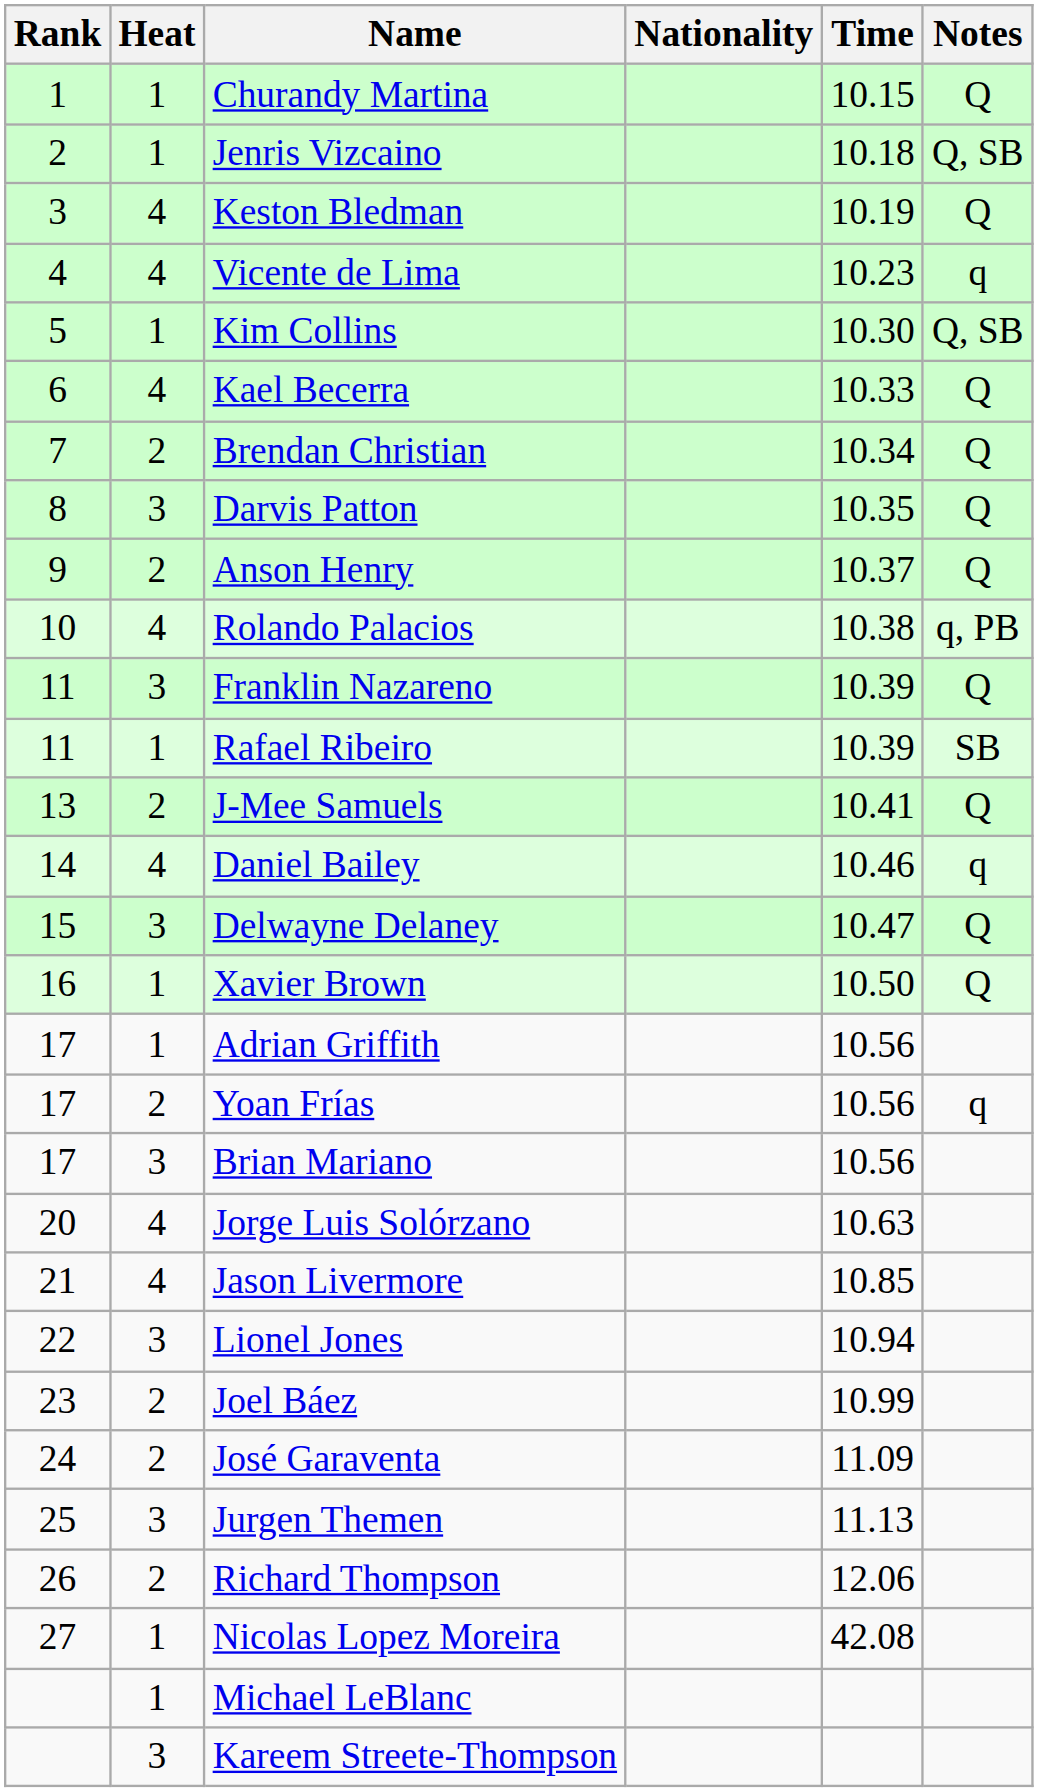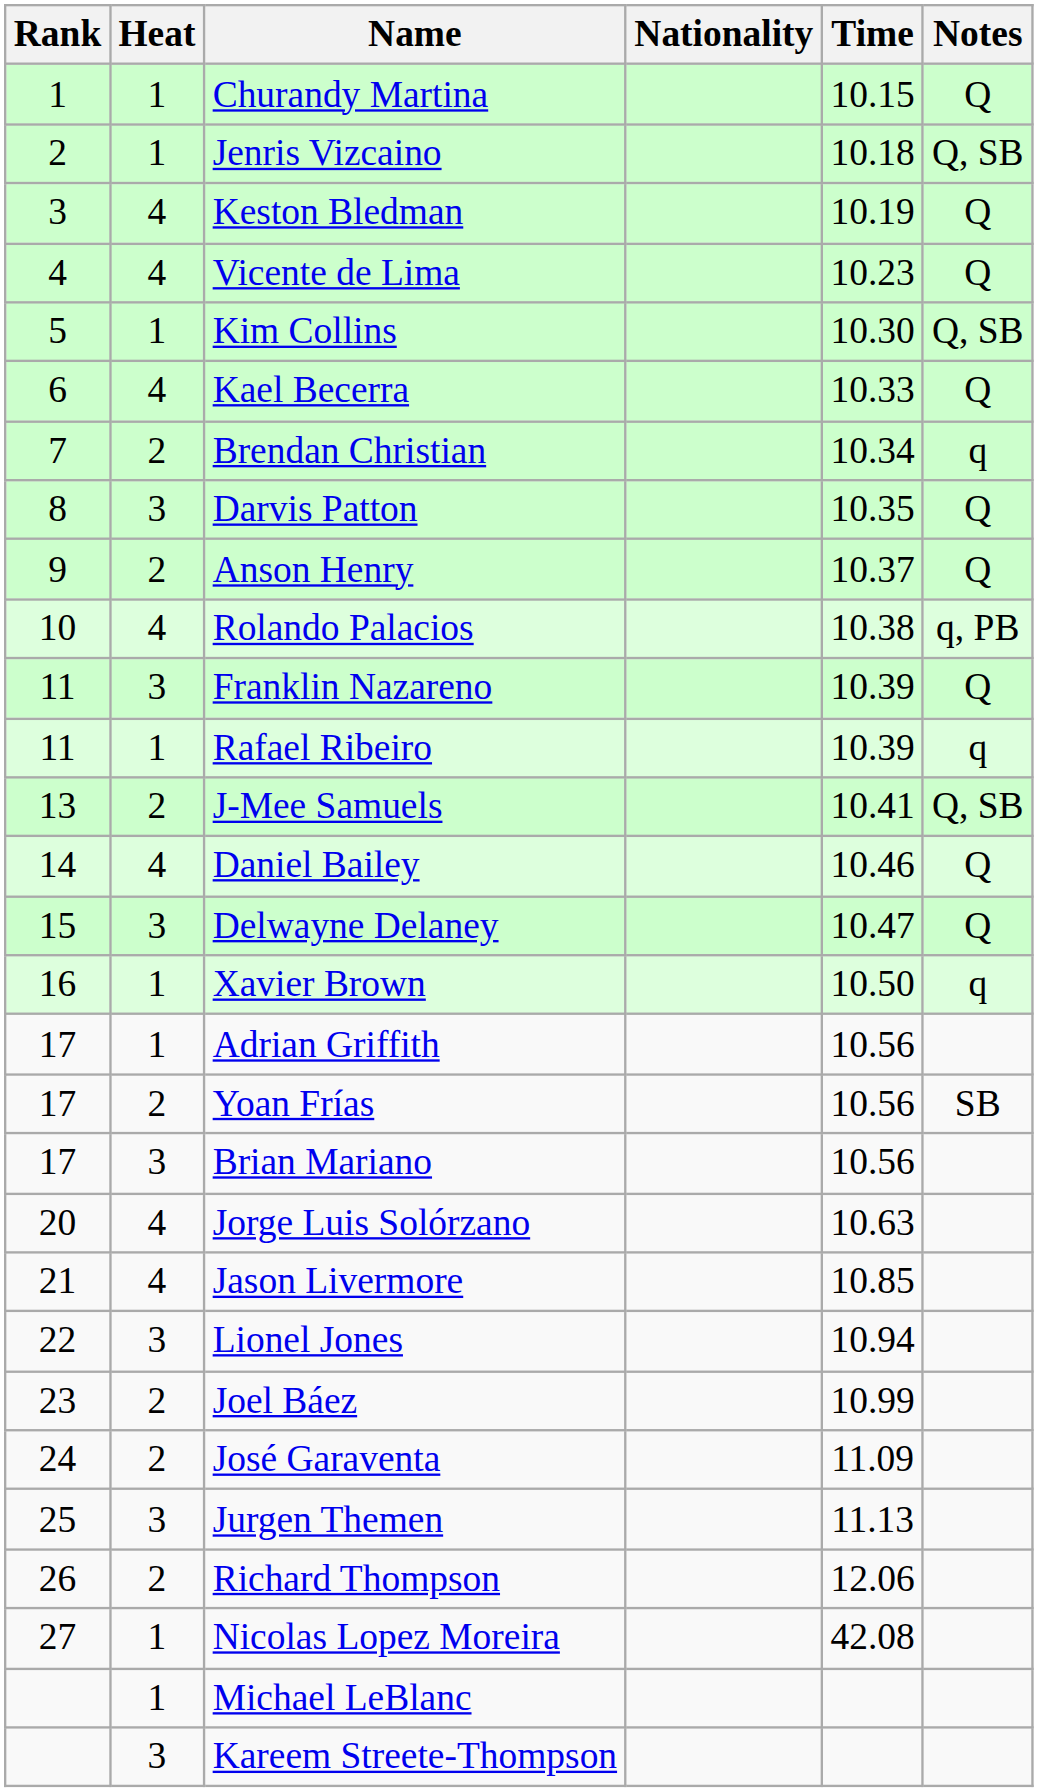(978, 271) q -> (978, 271) Q
(978, 449) Q -> (978, 449) q
(978, 746) SB -> (978, 746) q
(978, 806) Q -> (978, 806) Q, SB
(978, 865) q -> (978, 865) Q
(978, 984) Q -> (978, 984) q
(978, 1102) q -> (978, 1102) SB
